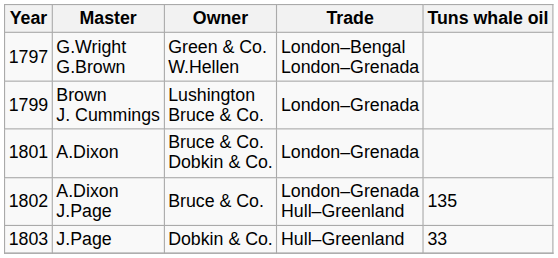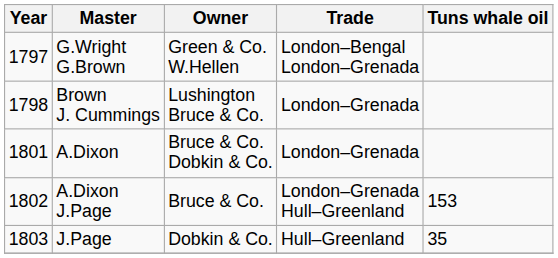(28, 104) 1799 -> (28, 104) 1798
(442, 201) 135 -> (442, 201) 153
(437, 239) 33 -> (437, 239) 35
